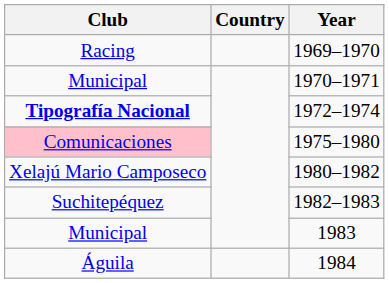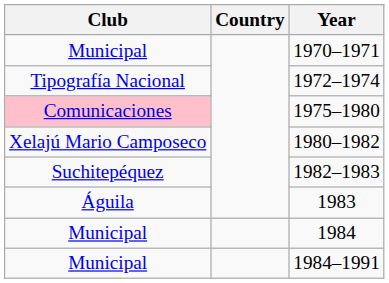- row: (337, 50)
(108, 111) bold -> (108, 80) normal
(108, 232) Municipal -> (108, 202) Águila
(108, 263) Águila -> (108, 232) Municipal
+ row: (337, 263)
